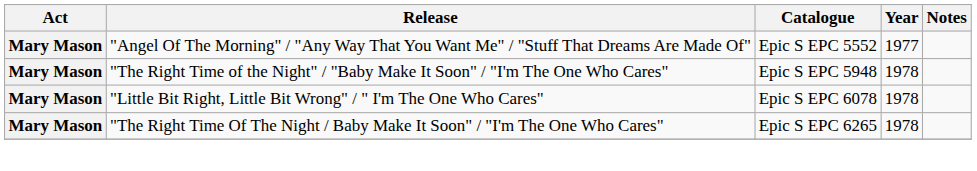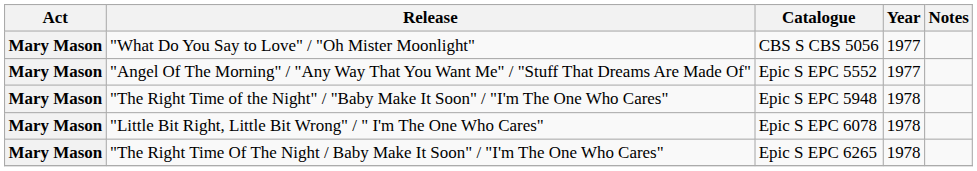+ row: (293, 44)
